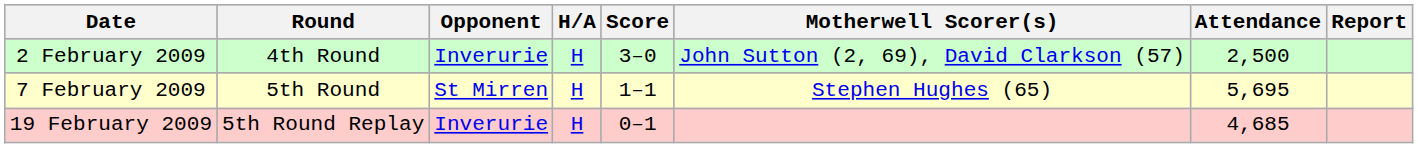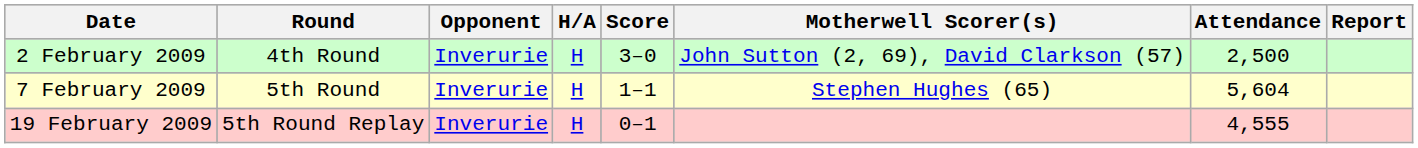(491, 91) St Mirren -> (491, 91) Inverurie
(1258, 91) 5,695 -> (1258, 91) 5,604
(1258, 125) 4,685 -> (1258, 125) 4,555
